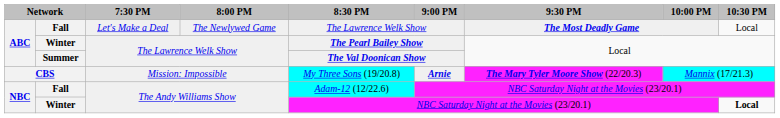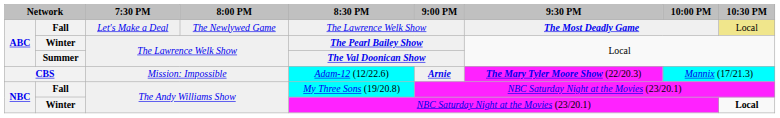(747, 27) no background -> (747, 27) khaki background
(352, 74) My Three Sons (19/20.8) -> (352, 74) Adam-12 (12/22.6)
(352, 89) Adam-12 (12/22.6) -> (352, 89) My Three Sons (19/20.8)
